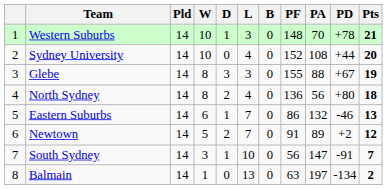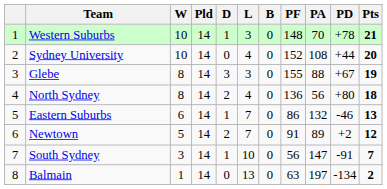columns swapped: (182, 14) <-> (205, 14)
